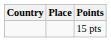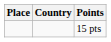columns swapped: (60, 12) <-> (25, 12)
